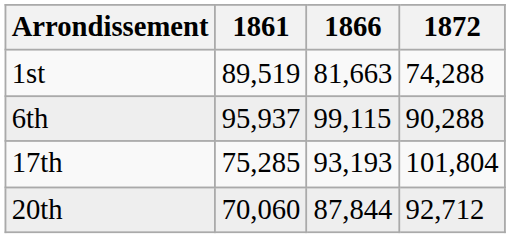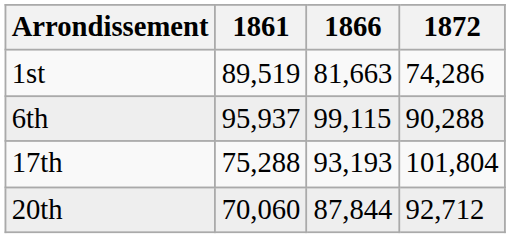(445, 72) 74,288 -> (445, 72) 74,286
(261, 163) 75,285 -> (261, 163) 75,288
